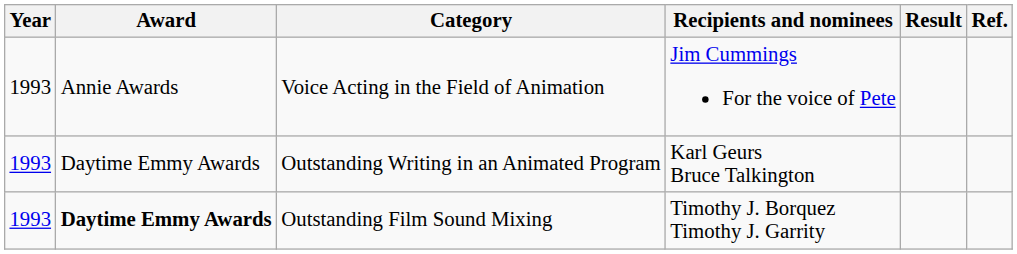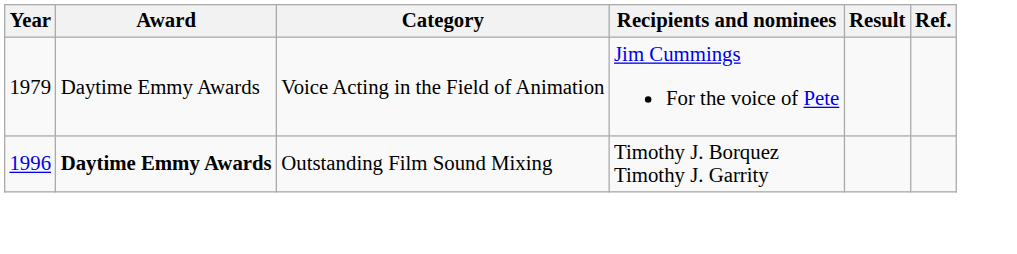(30, 86) 1993 -> (30, 86) 1979
(119, 86) Annie Awards -> (160, 86) Daytime Emmy Awards
- row: (471, 163)
(30, 220) 1993 -> (30, 163) 1996
